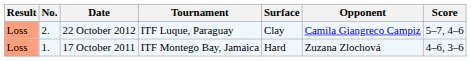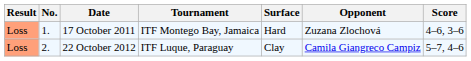rows swapped: (99, 47) <-> (99, 30)
